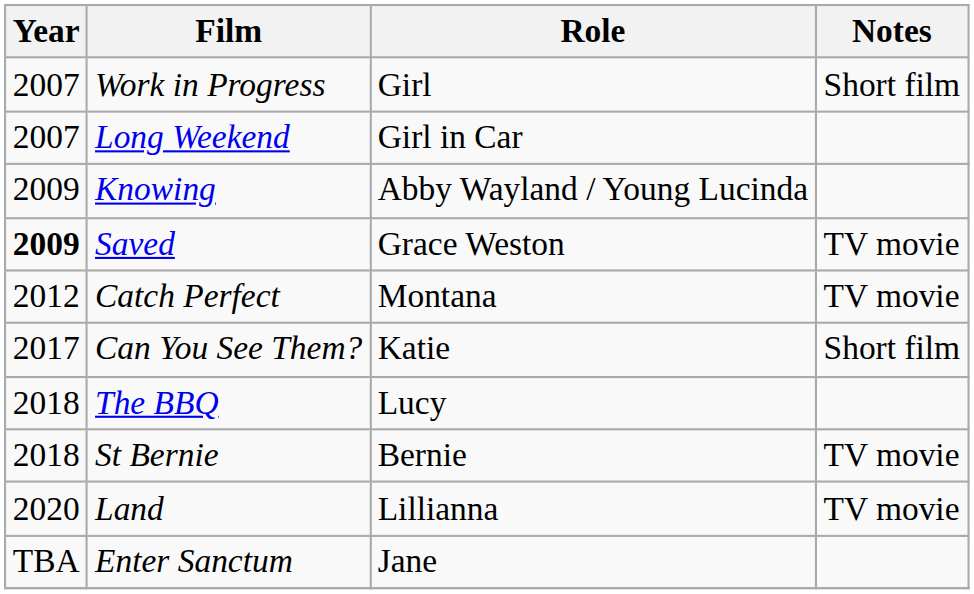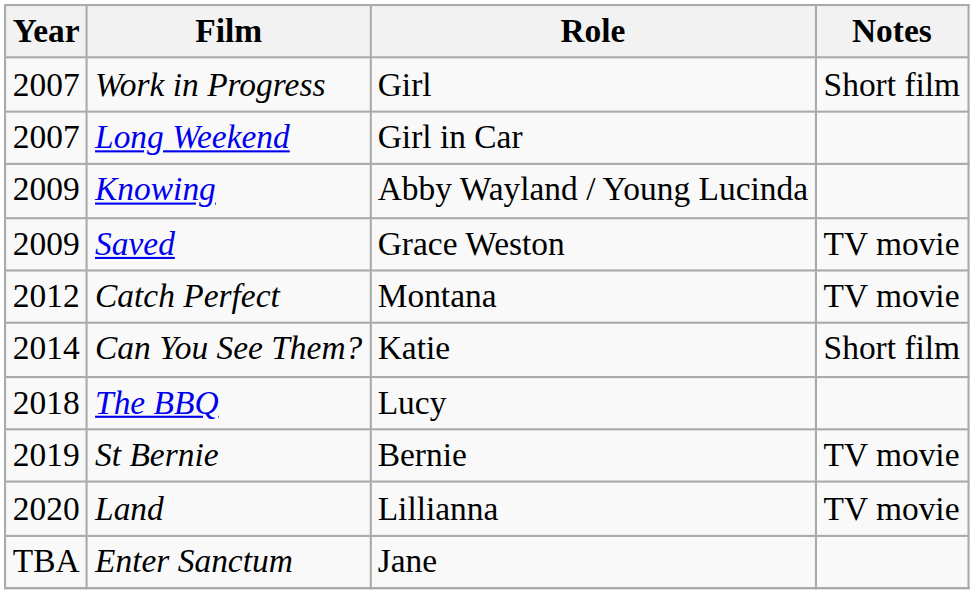(46, 243) bold -> (46, 243) normal
(46, 349) 2017 -> (46, 349) 2014
(46, 455) 2018 -> (46, 455) 2019
